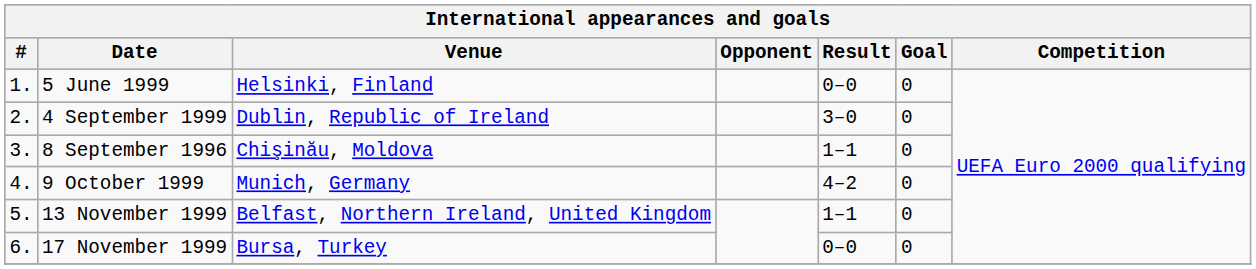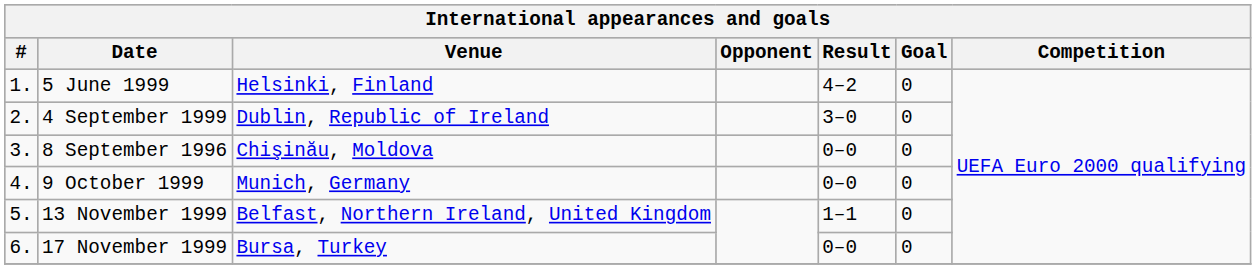(840, 86) 0–0 -> (840, 86) 4–2
(840, 150) 1–1 -> (840, 150) 0–0
(840, 183) 4–2 -> (840, 183) 0–0
